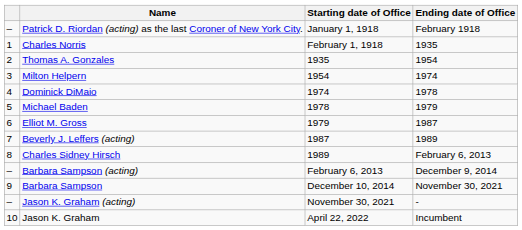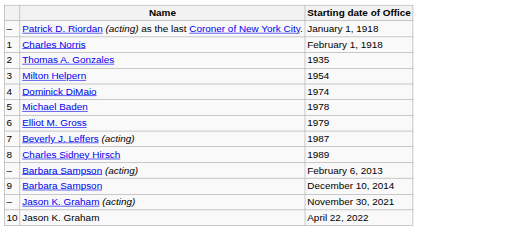- column: (465, 13)
